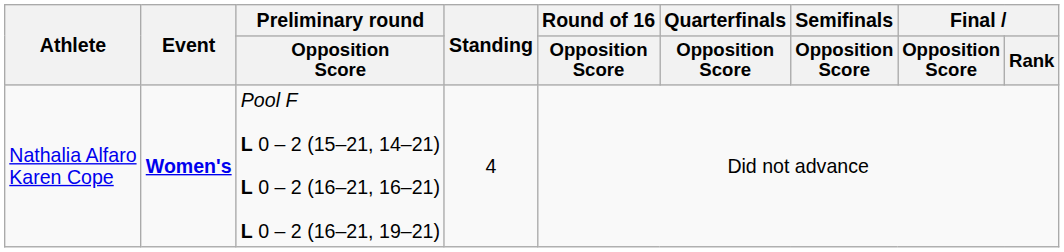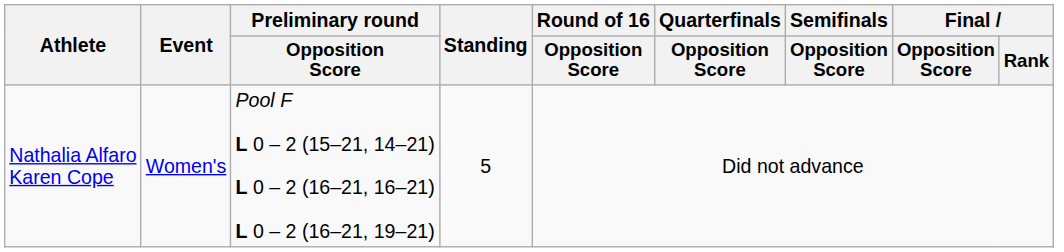(189, 166) bold -> (186, 166) normal
(491, 166) 4 -> (486, 166) 5
